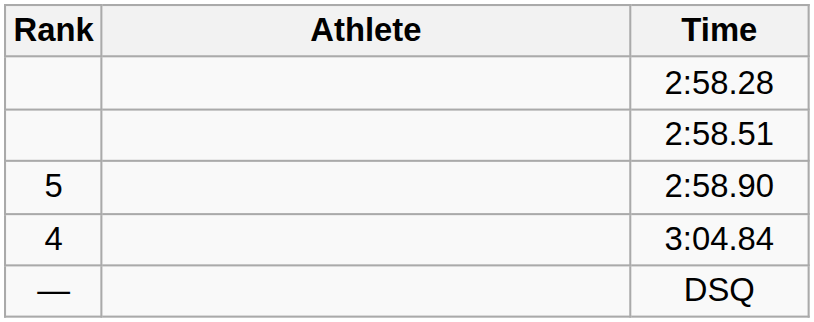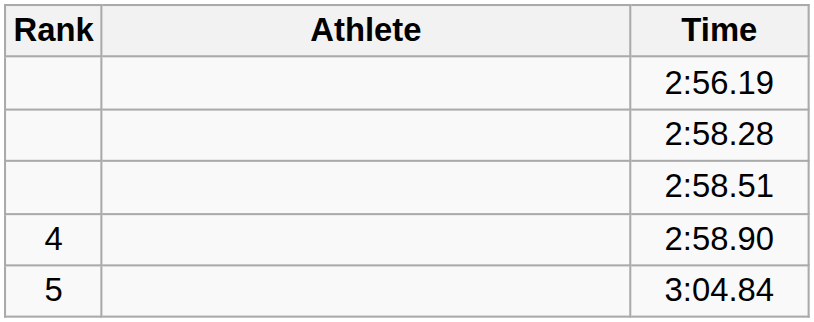+ row: (719, 82)
(54, 186) 5 -> (54, 238) 4
(54, 238) 4 -> (54, 290) 5
- row: (719, 290)
